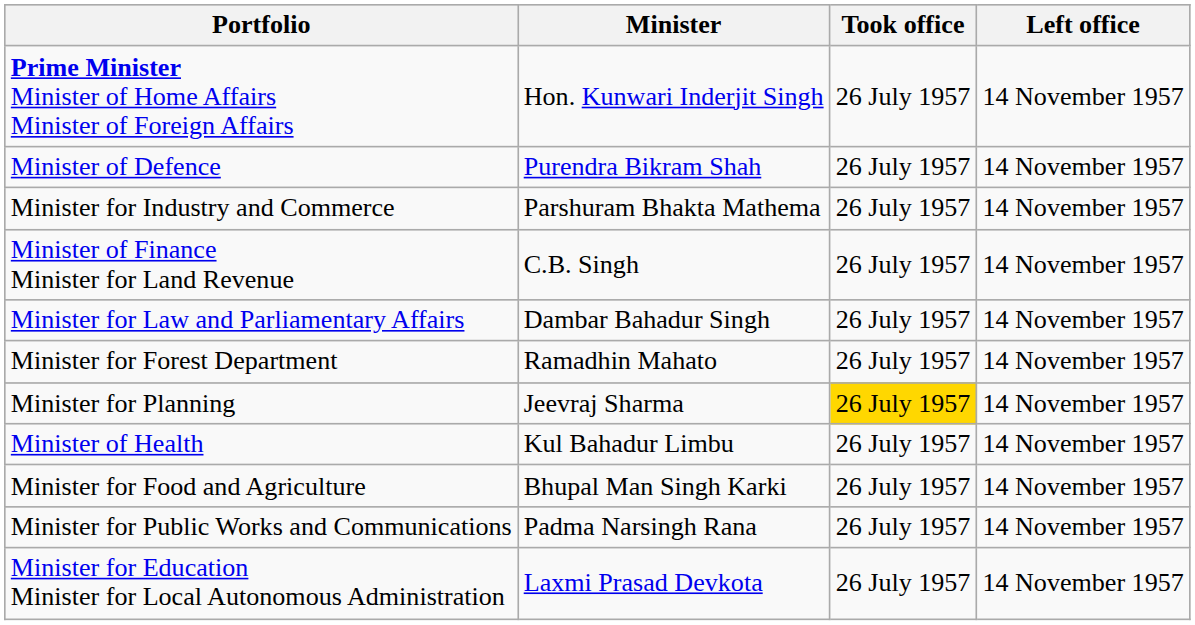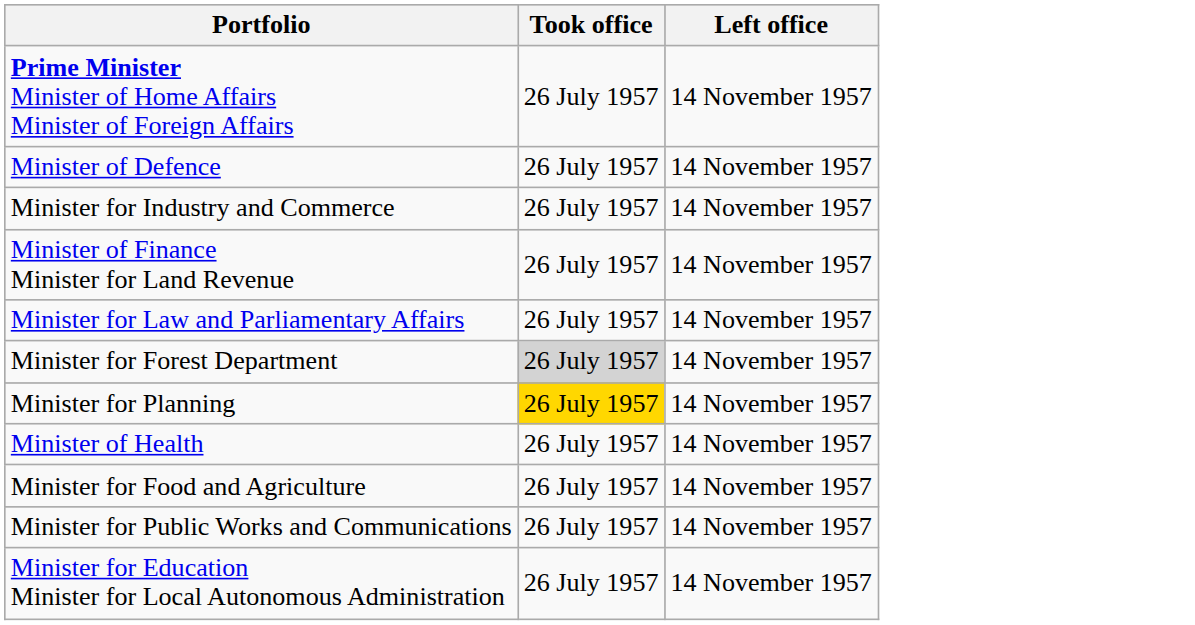- column: (674, 25)
(903, 361) no background -> (591, 361) lightgrey background
